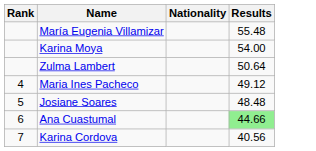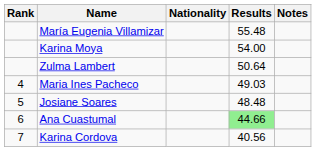+ column: (293, 13)
(252, 84) 49.12 -> (252, 84) 49.03
